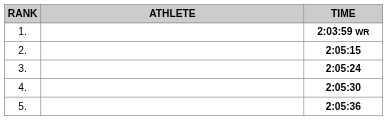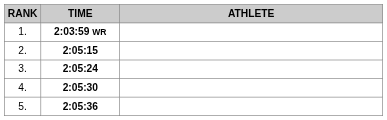columns swapped: (172, 13) <-> (343, 13)
